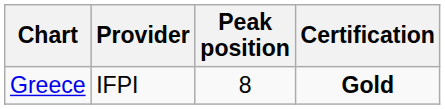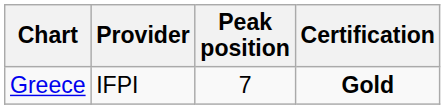(245, 85) 8 -> (245, 85) 7
